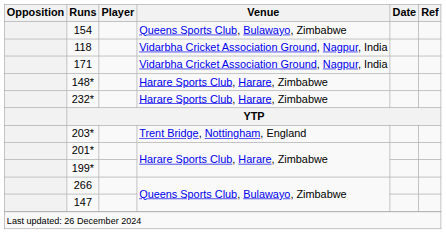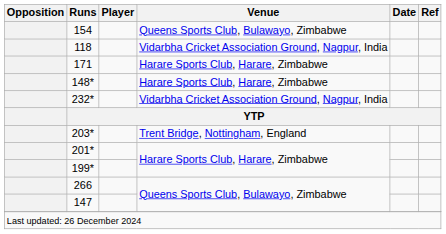(263, 64) Vidarbha Cricket Association Ground, Nagpur, India -> (234, 64) Harare Sports Club, Harare, Zimbabwe
(234, 99) Harare Sports Club, Harare, Zimbabwe -> (263, 99) Vidarbha Cricket Association Ground, Nagpur, India
